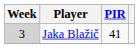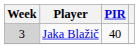(115, 33) 41 -> (115, 33) 40
